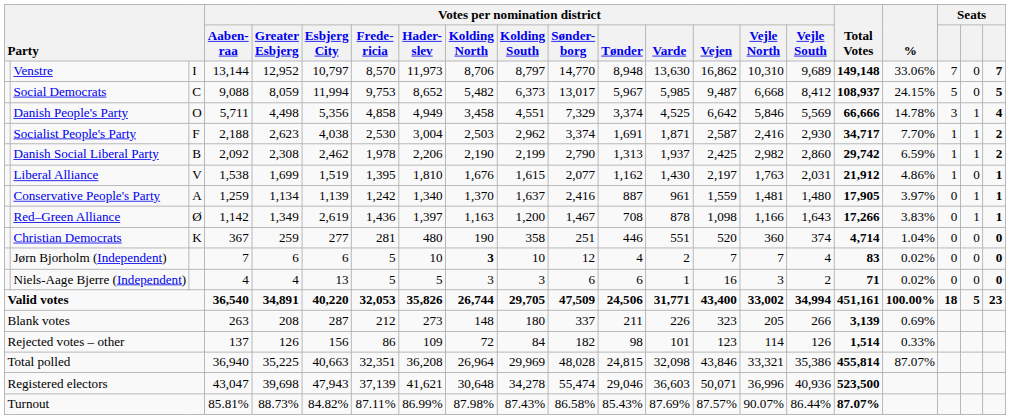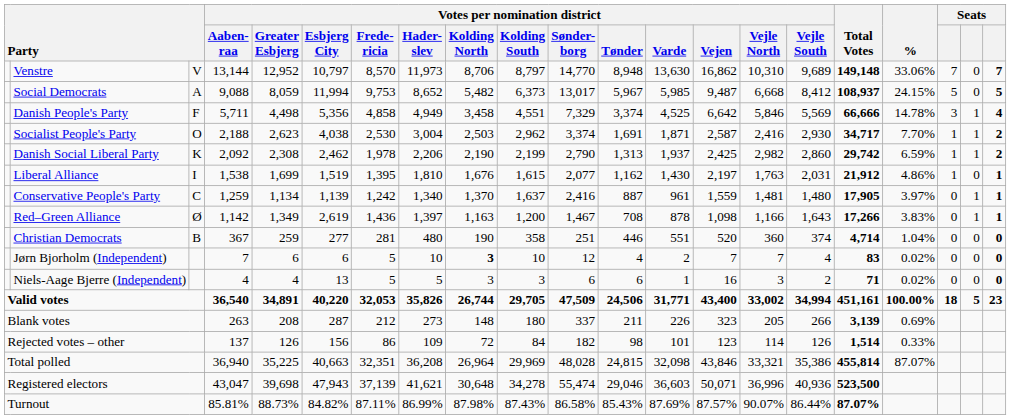(194, 71) I -> (197, 71) V
(197, 92) C -> (197, 92) A
(197, 112) O -> (196, 112) F
(196, 133) F -> (197, 133) O
(197, 154) B -> (197, 154) K
(197, 175) V -> (194, 175) I
(197, 196) A -> (197, 196) C
(197, 237) K -> (197, 237) B
